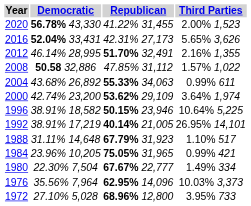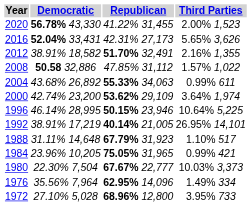(66, 53) 46.14% 28,995 -> (66, 53) 38.91% 18,582
(66, 111) 38.91% 18,582 -> (66, 111) 46.14% 28,995
(211, 168) 1.49% 334 -> (211, 168) 10.03% 3,373
(211, 182) 10.03% 3,373 -> (211, 182) 1.49% 334
